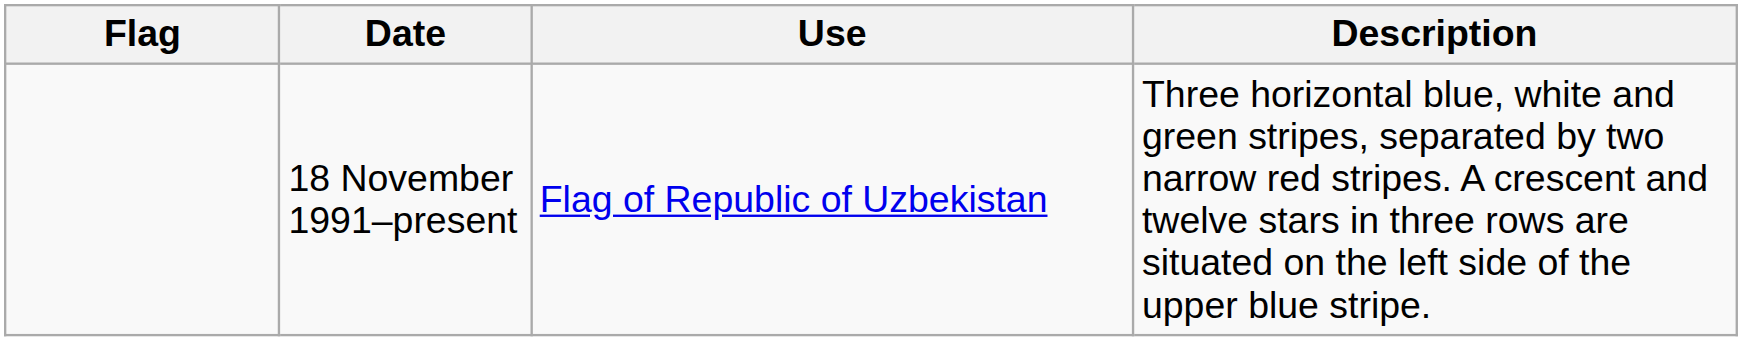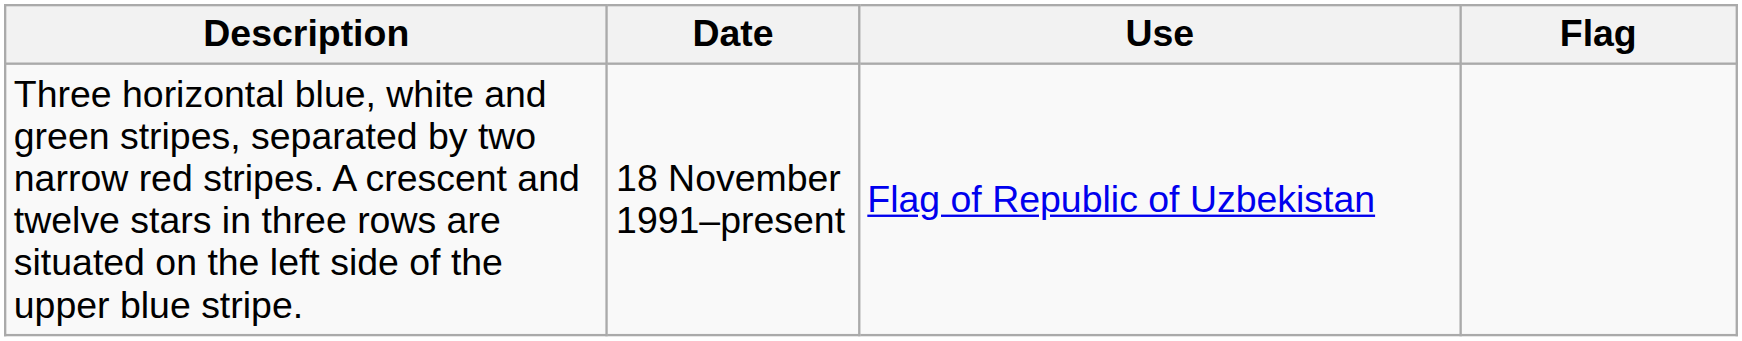columns swapped: (142, 34) <-> (1434, 34)
